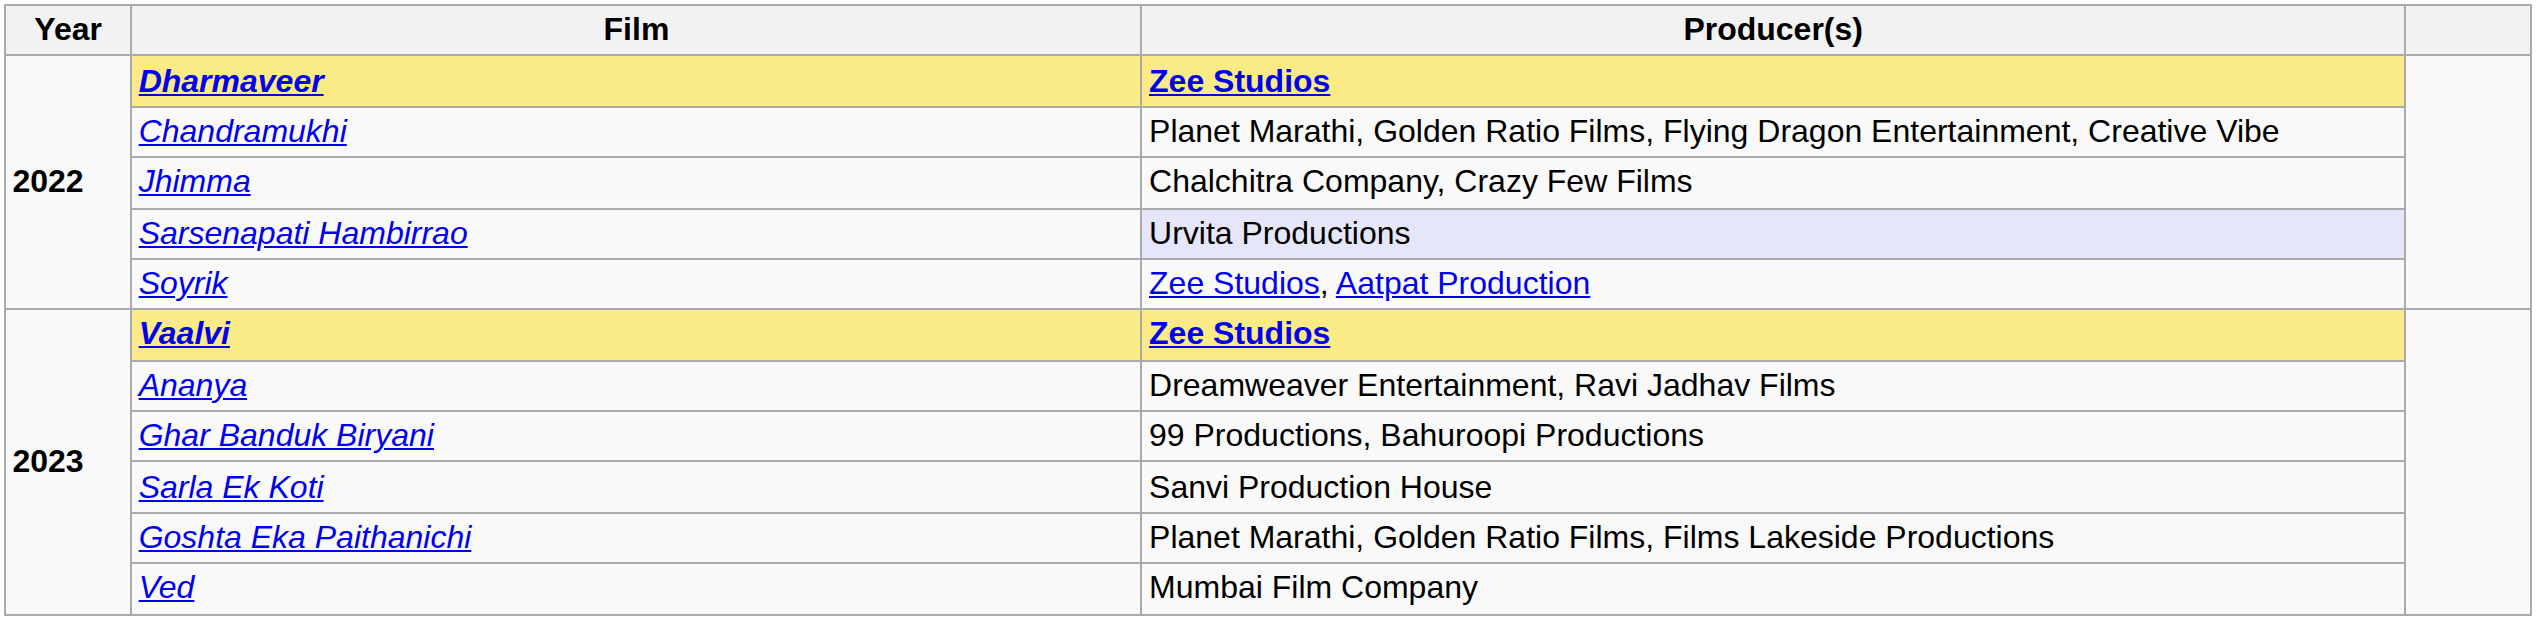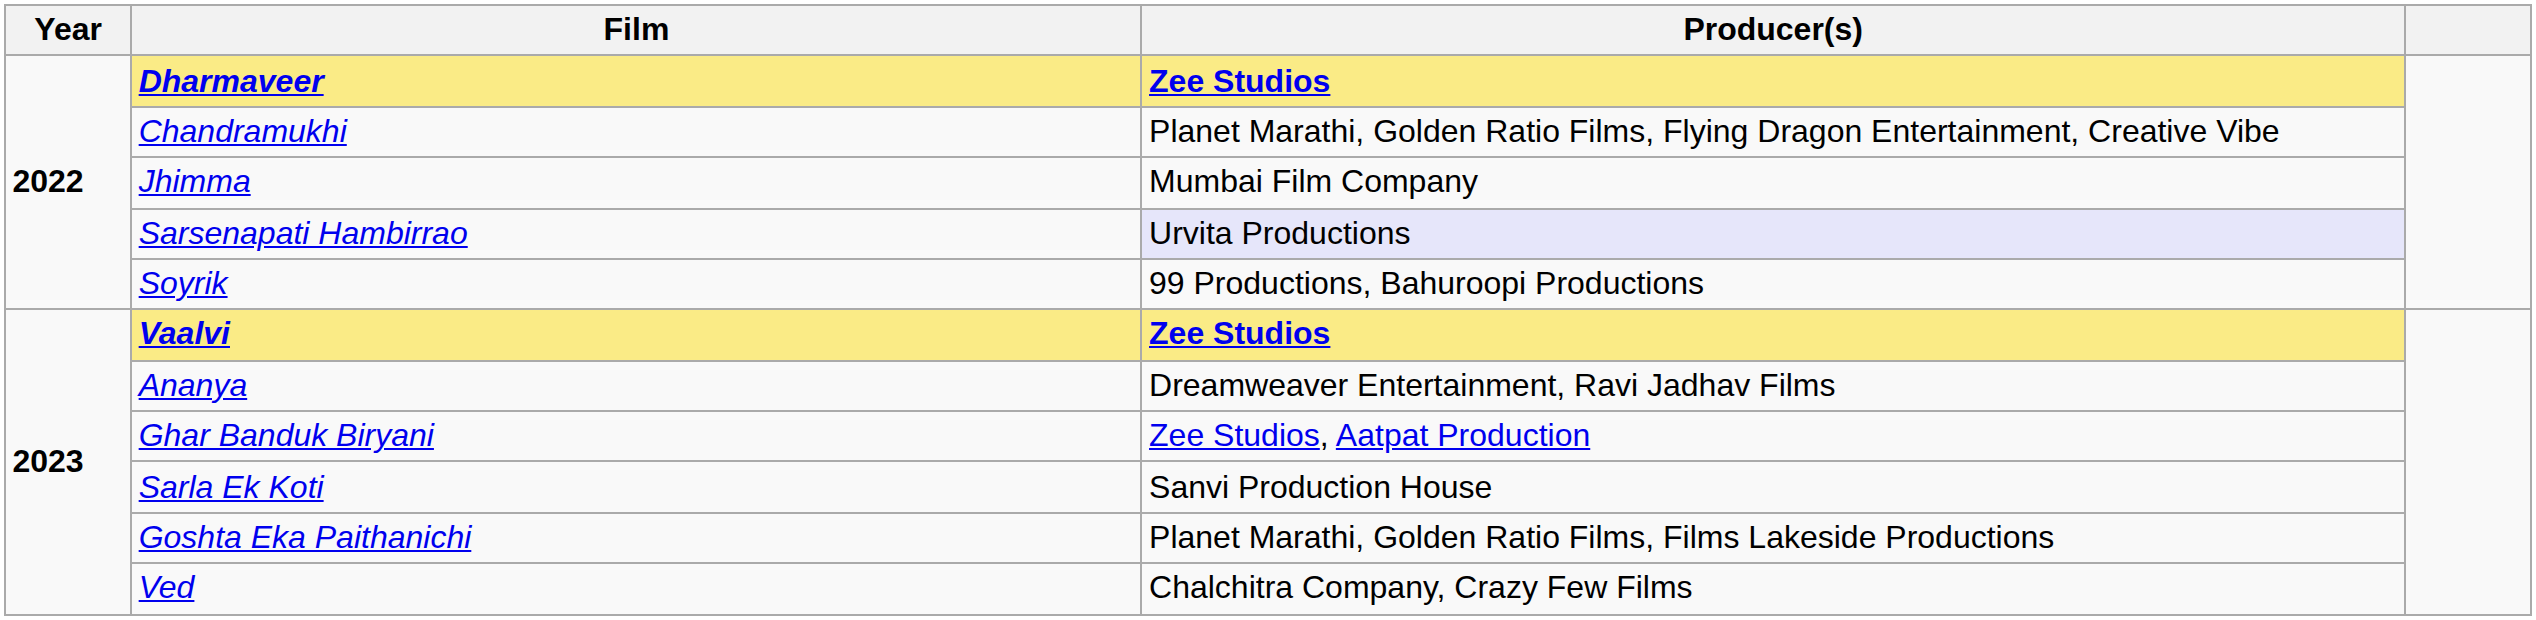(1421, 182) Chalchitra Company, Crazy Few Films -> (1314, 182) Mumbai Film Company
(1370, 283) Zee Studios, Aatpat Production -> (1427, 283) 99 Productions, Bahuroopi Productions
(1427, 435) 99 Productions, Bahuroopi Productions -> (1370, 435) Zee Studios, Aatpat Production
(1314, 588) Mumbai Film Company -> (1421, 588) Chalchitra Company, Crazy Few Films
